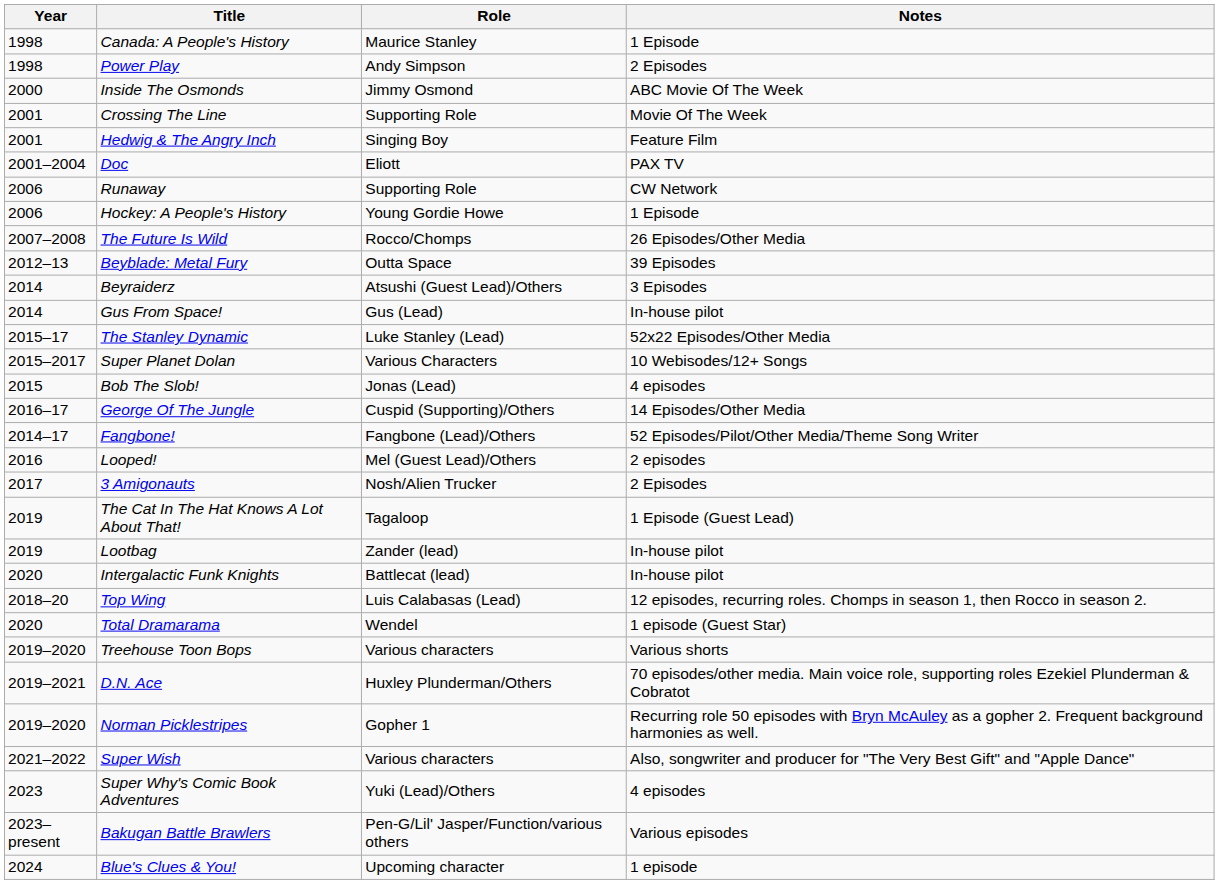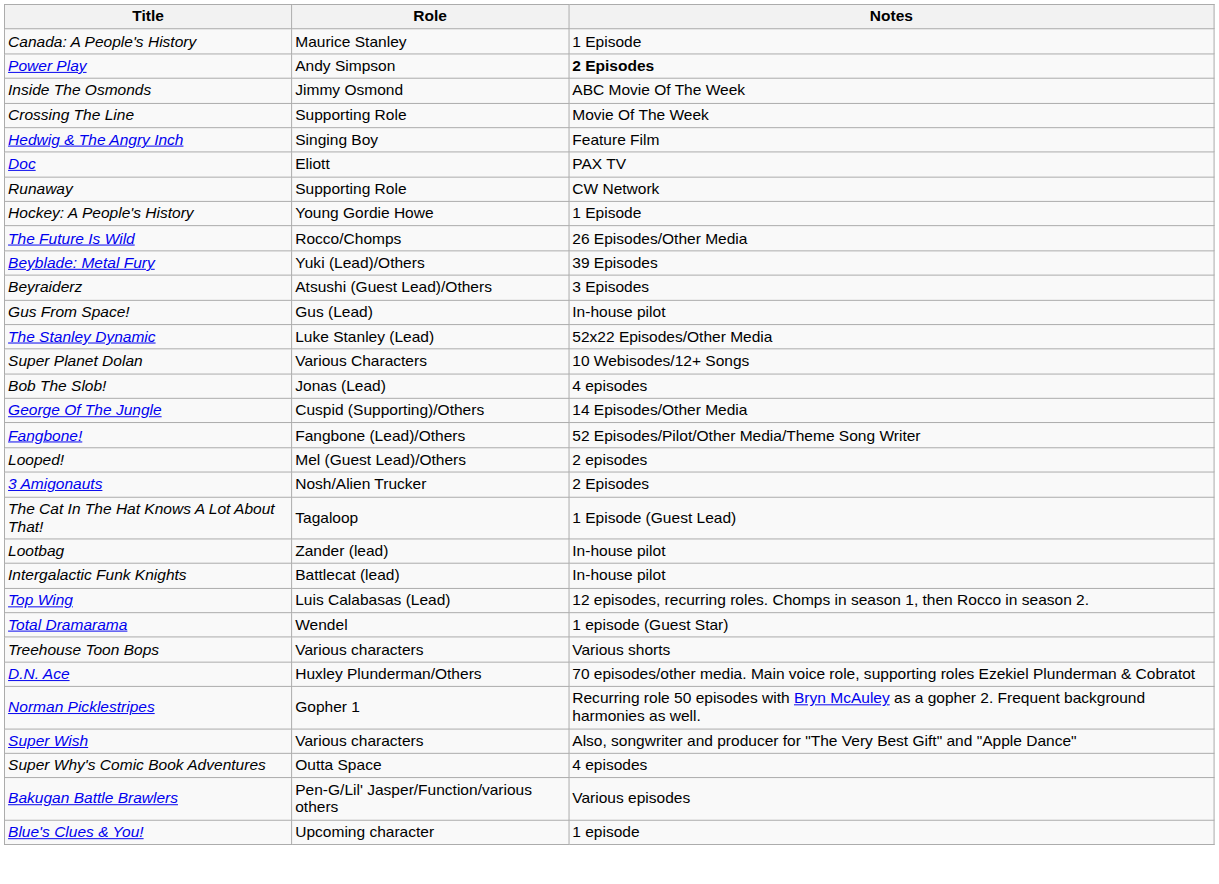- column: (51, 16)
(668, 66) normal -> (613, 66) bold
(408, 262) Outta Space -> (360, 262) Yuki (Lead)/Others
(430, 791) Yuki (Lead)/Others -> (338, 765) Outta Space
